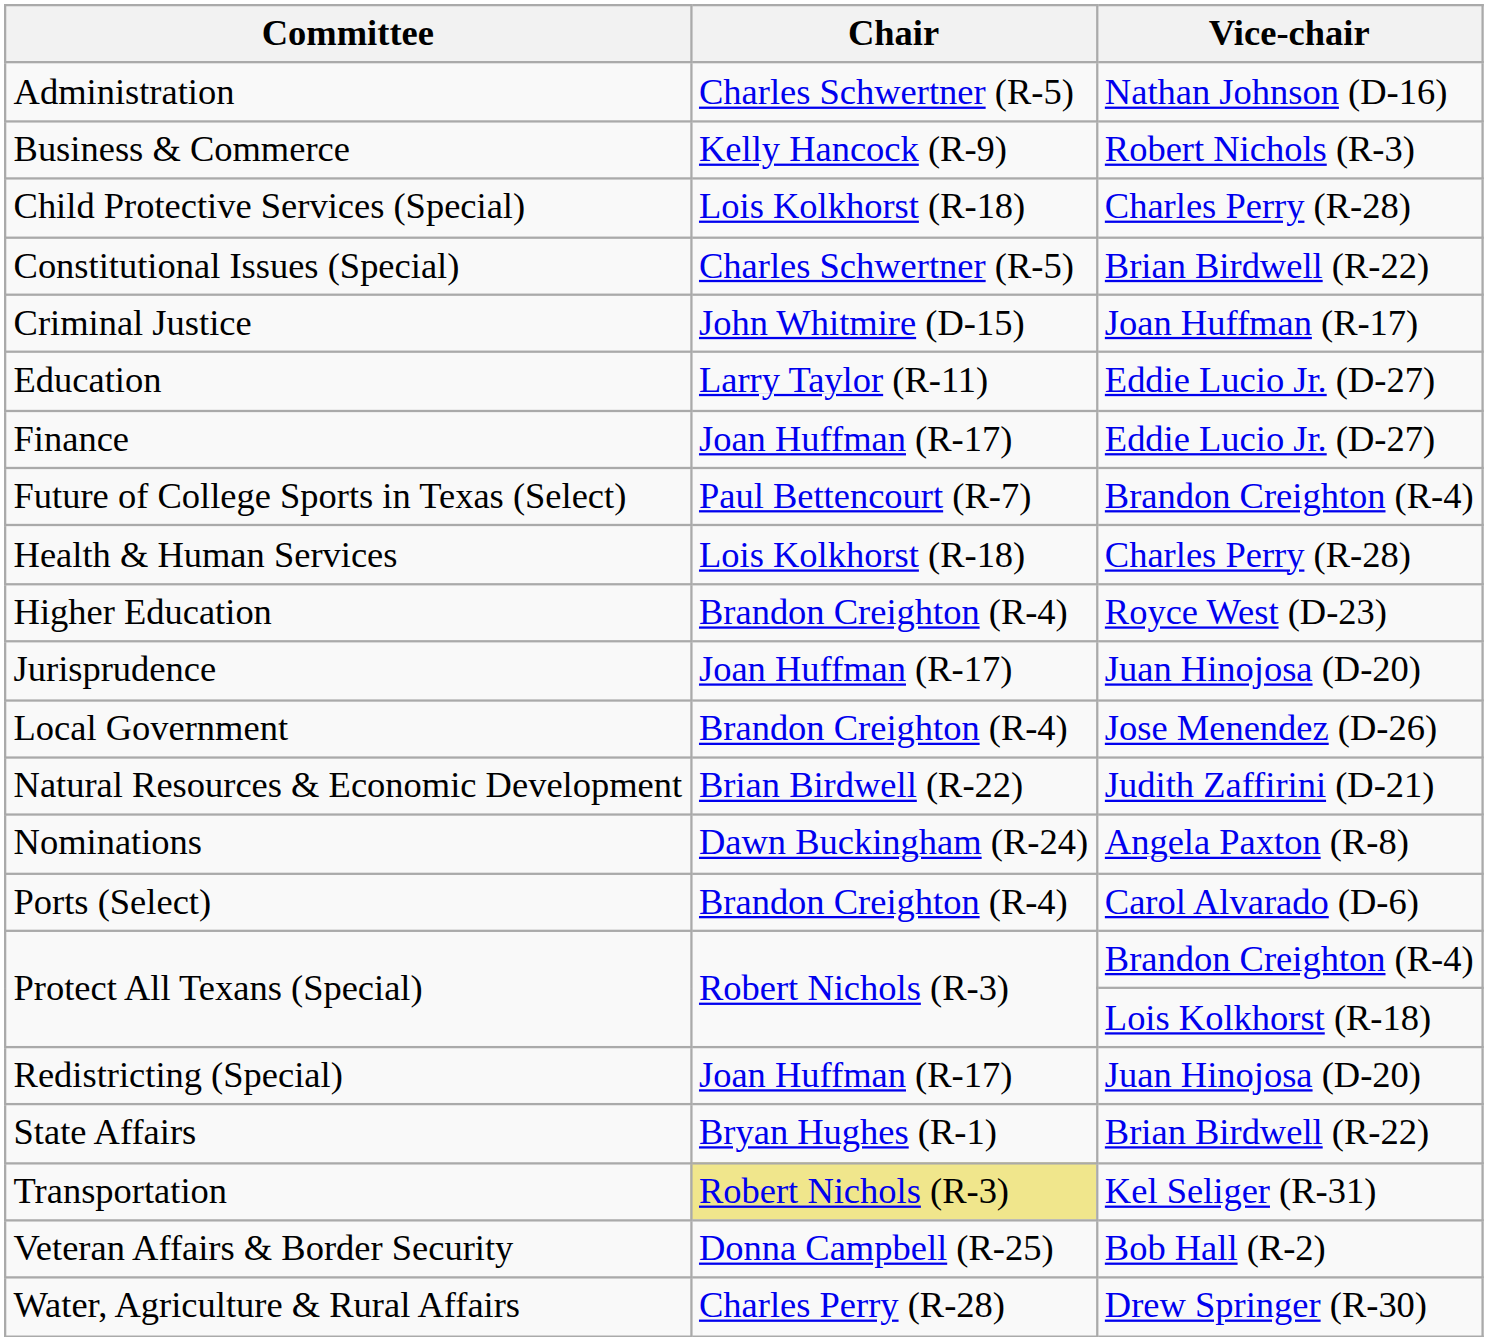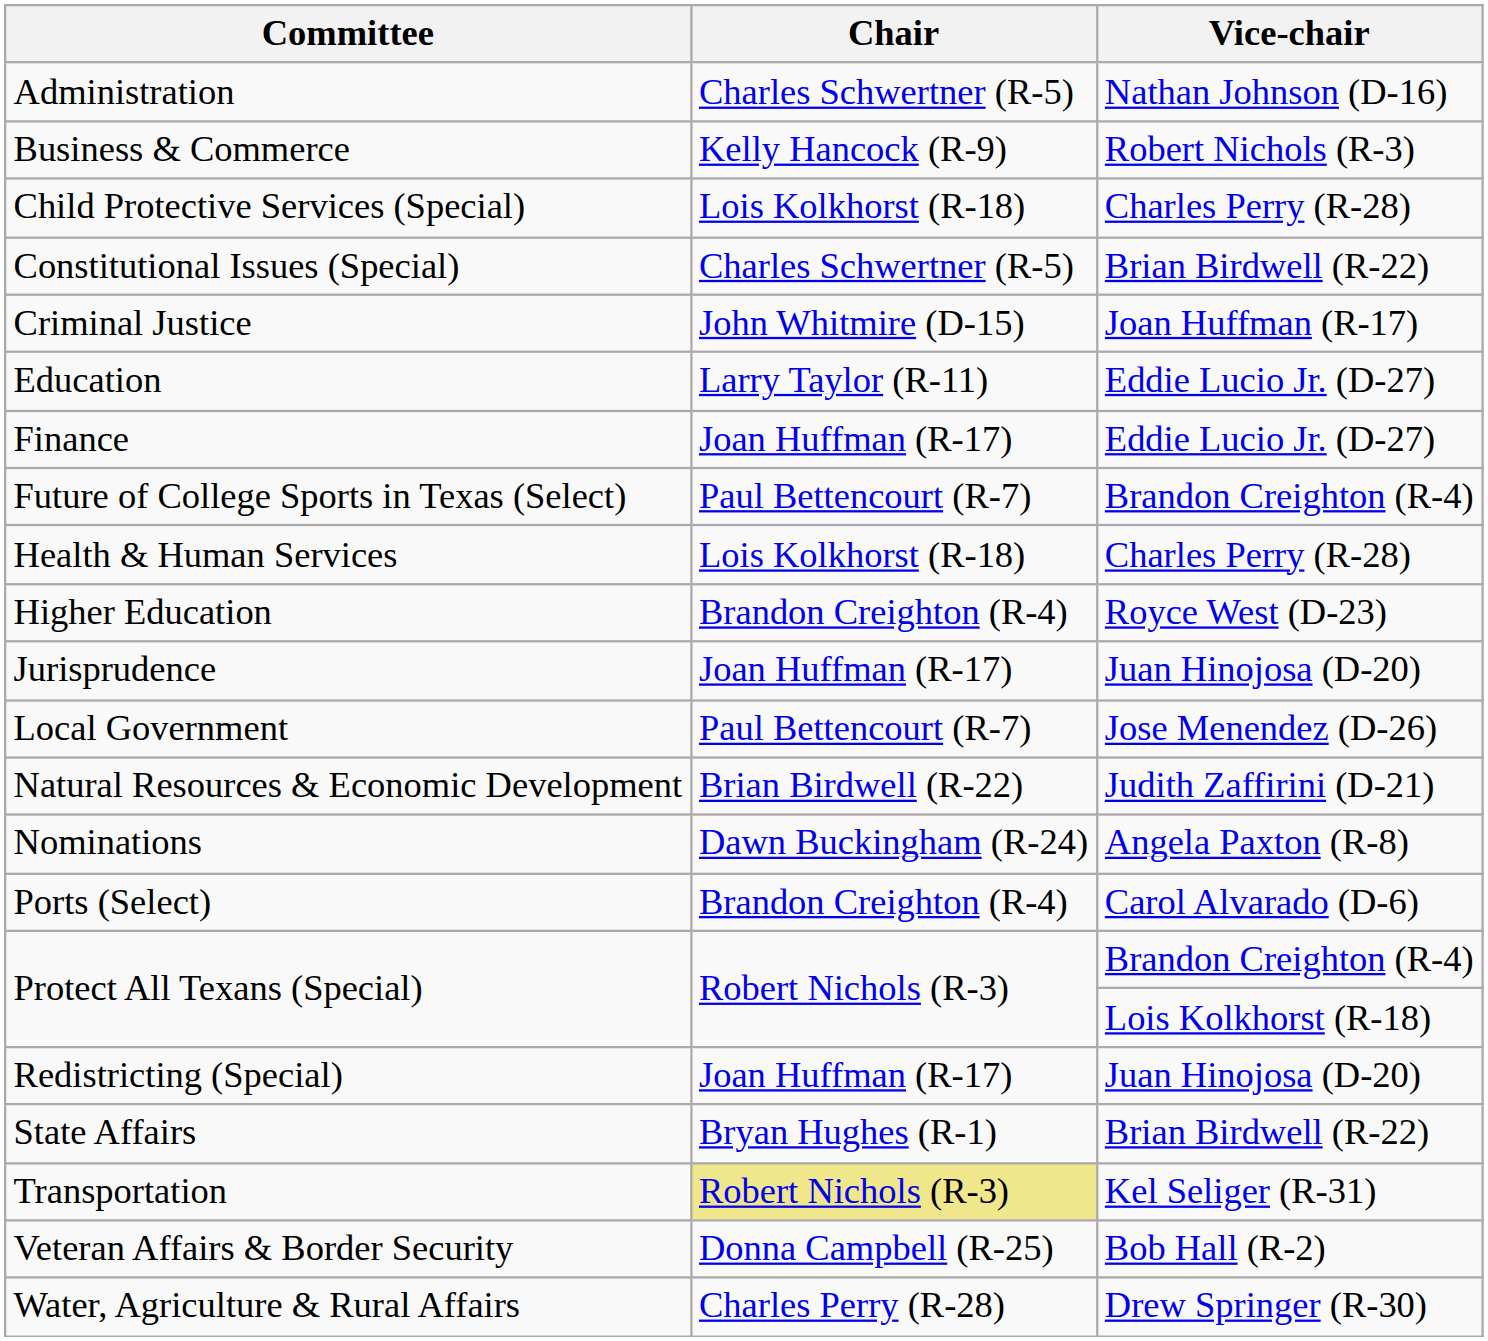(883, 727) Brandon Creighton (R-4) -> (865, 727) Paul Bettencourt (R-7)
